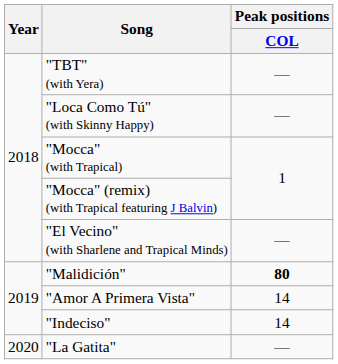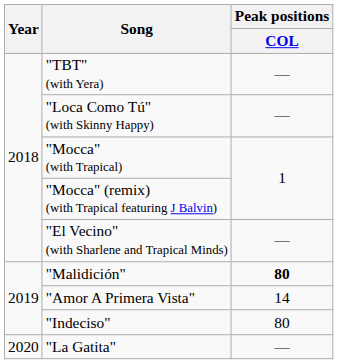(282, 322) 14 -> (282, 322) 80
